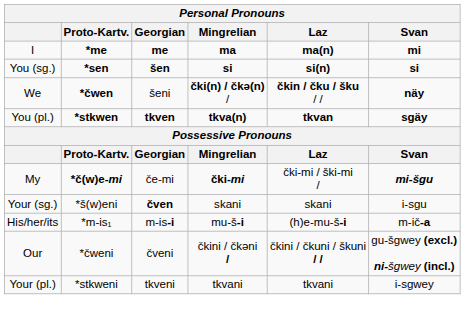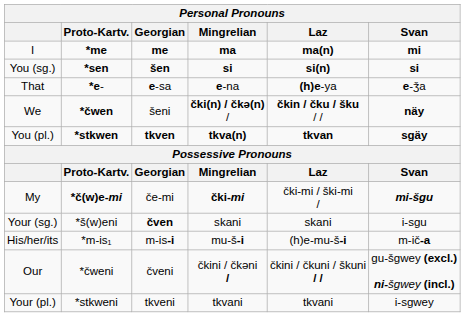+ row: (33, 86)
